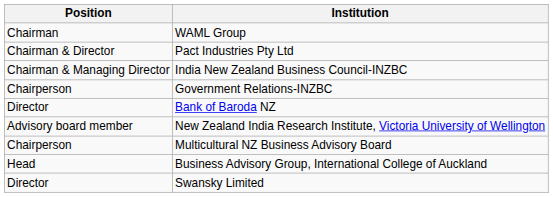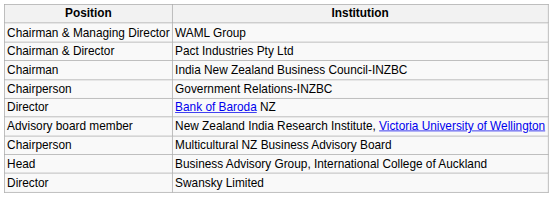(33, 32) Chairman -> (88, 32) Chairman & Managing Director
(88, 70) Chairman & Managing Director -> (33, 70) Chairman
